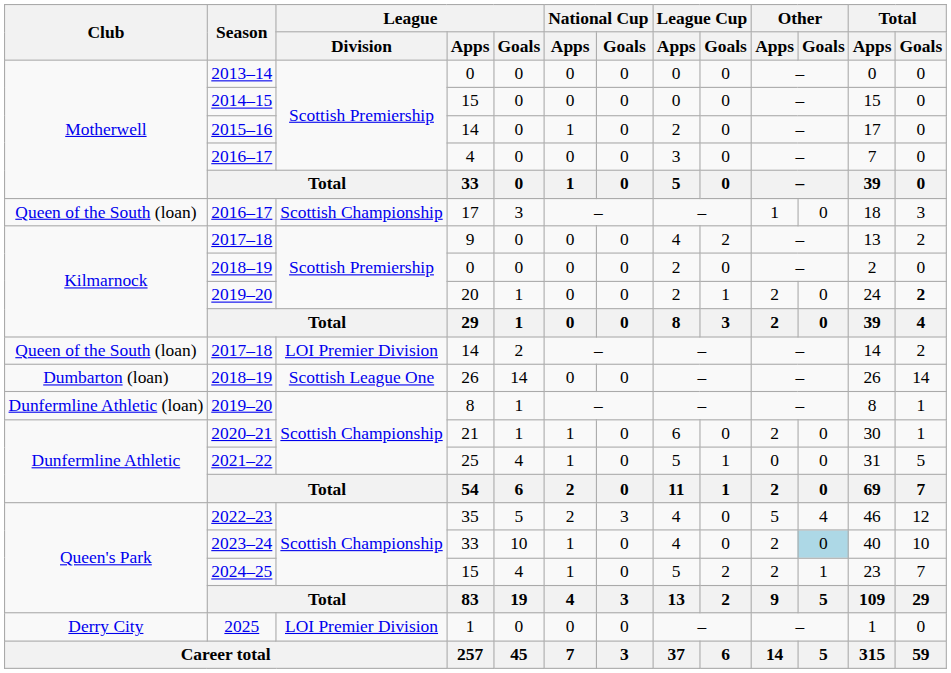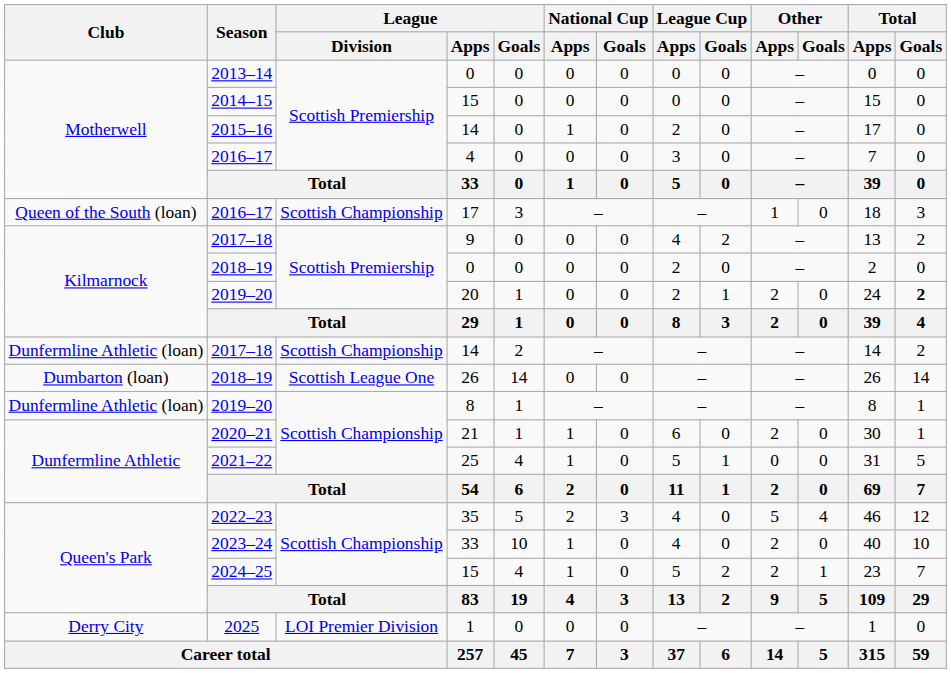(106, 350) Queen of the South (loan) -> (106, 350) Dunfermline Athletic (loan)
(362, 350) LOI Premier Division -> (362, 350) Scottish Championship
(823, 543) lightblue background -> (823, 543) no background
